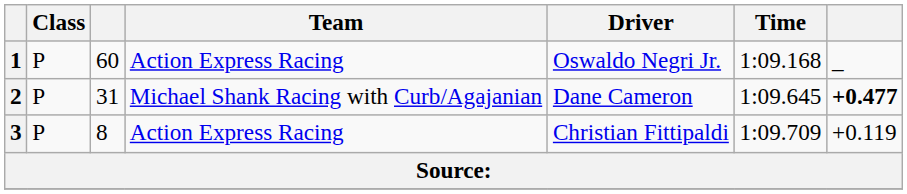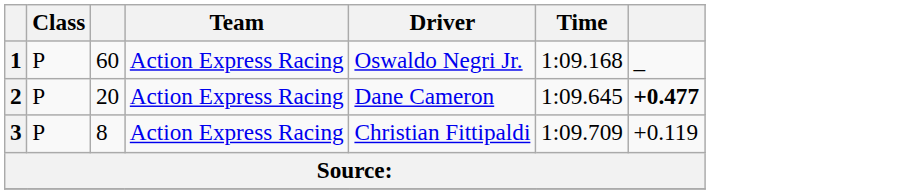(108, 96) 31 -> (108, 96) 20
(336, 96) Michael Shank Racing with Curb/Agajanian -> (237, 96) Action Express Racing
